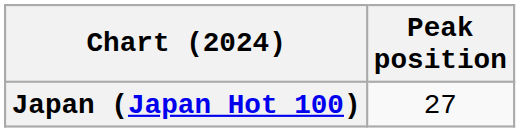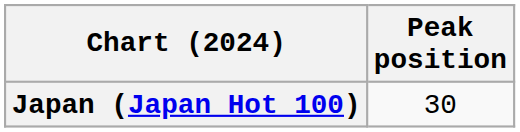(440, 105) 27 -> (440, 105) 30
